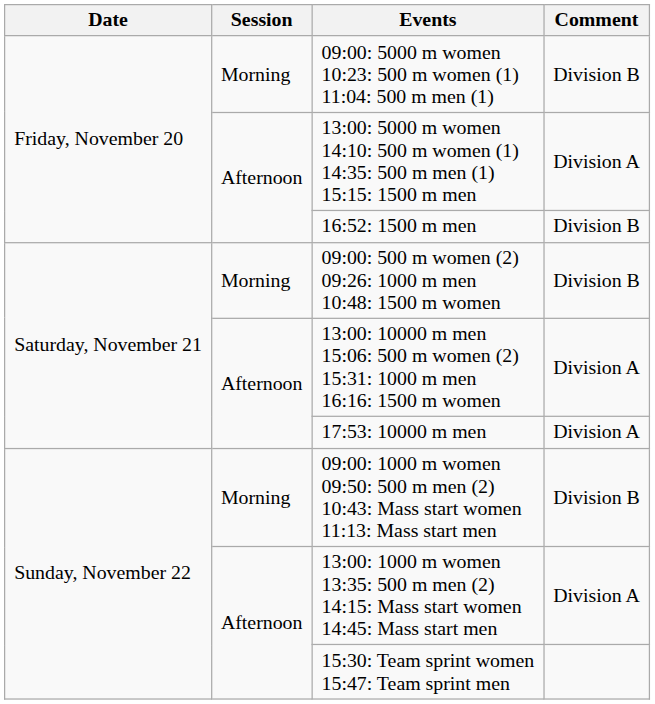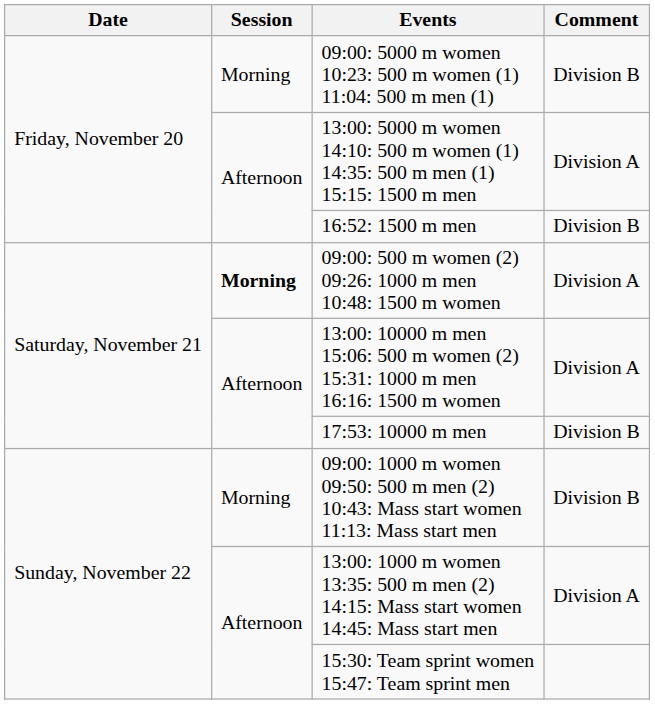(256, 280) normal -> (258, 280) bold
(596, 280) Division B -> (596, 280) Division A
(596, 432) Division A -> (596, 432) Division B
